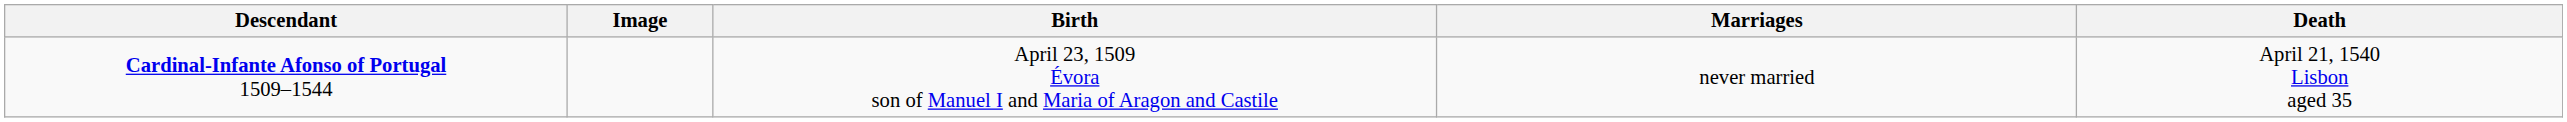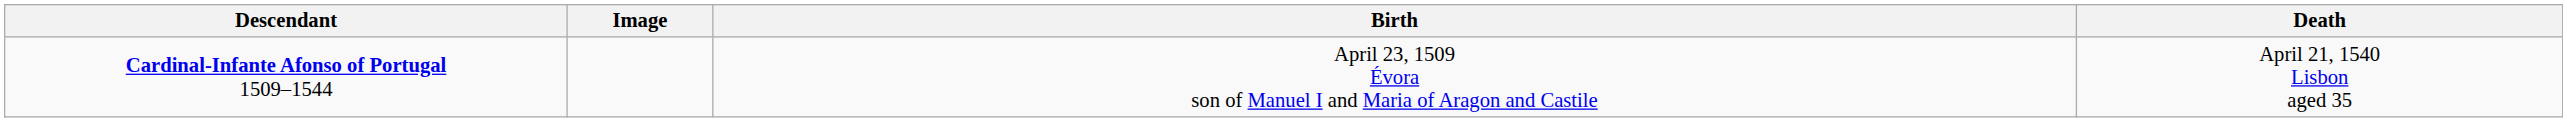- column: (1757, 20)
